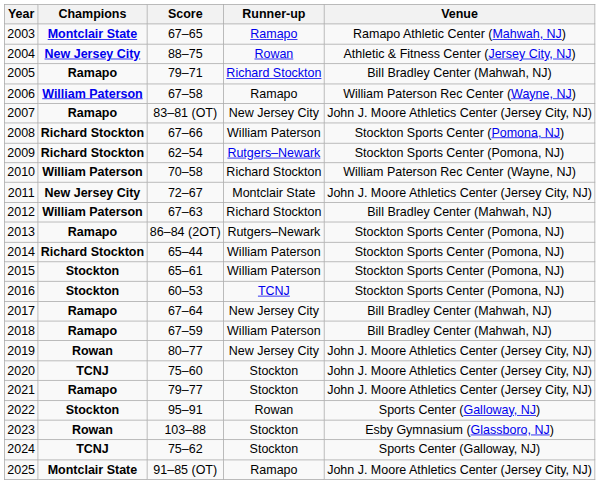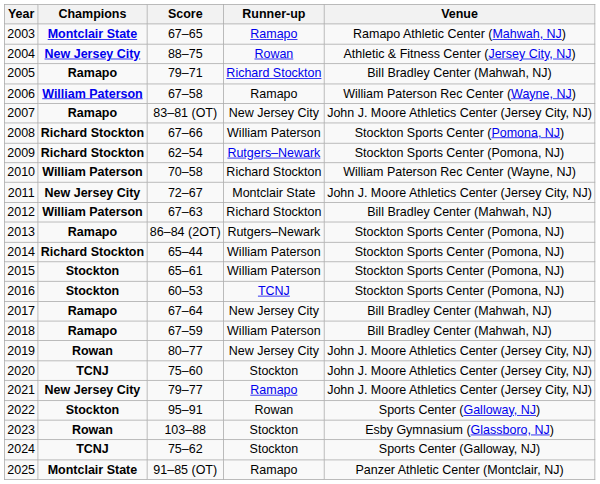(92, 390) Ramapo -> (92, 390) New Jersey City
(274, 390) Stockton -> (274, 390) Ramapo
(460, 469) John J. Moore Athletics Center (Jersey City, NJ) -> (460, 469) Panzer Athletic Center (Montclair, NJ)
